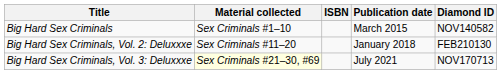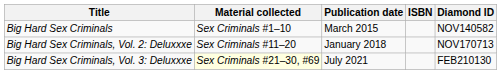columns swapped: (393, 12) <-> (336, 12)
(464, 45) FEB210130 -> (465, 45) NOV170713
(465, 61) NOV170713 -> (464, 61) FEB210130
